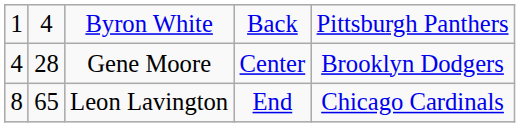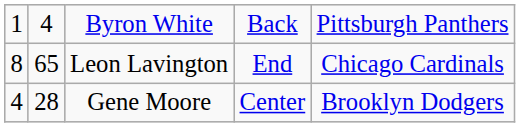rows swapped: (149, 63) <-> (149, 102)
